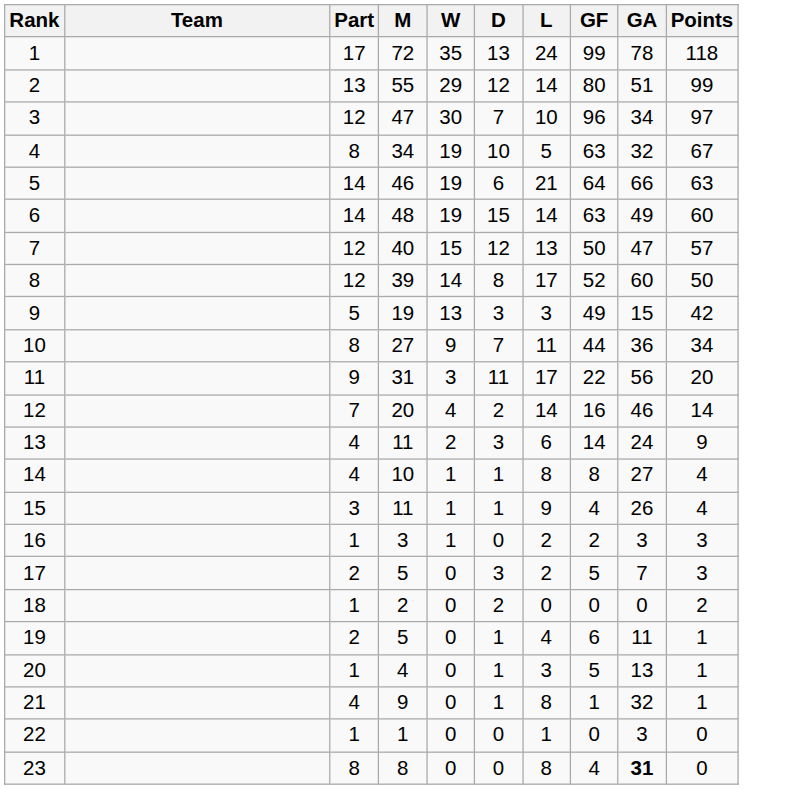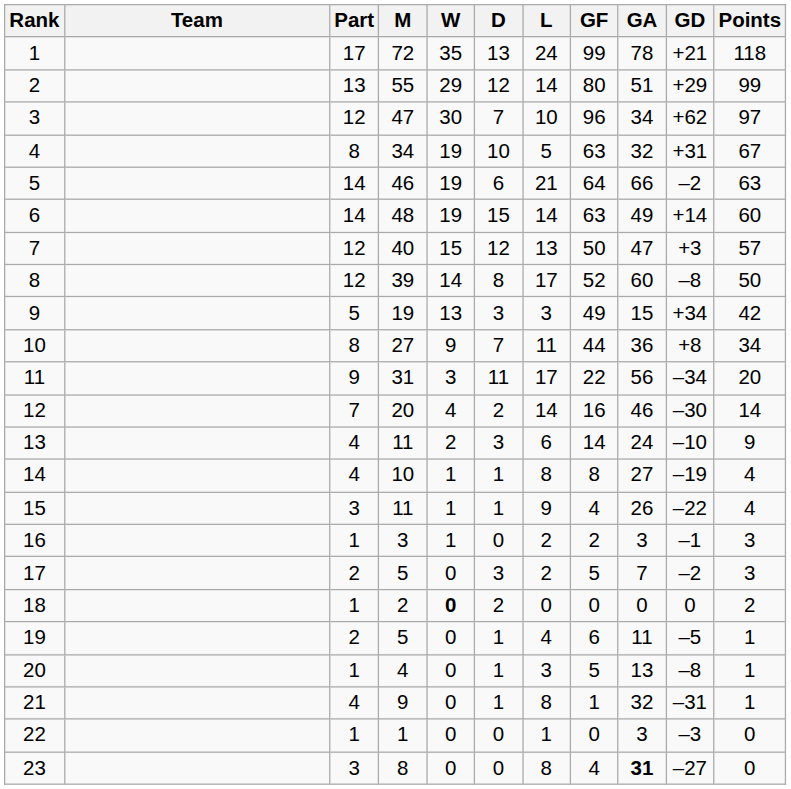+ column: (690, 20)
(451, 605) normal -> (451, 605) bold
(354, 767) 8 -> (354, 767) 3
